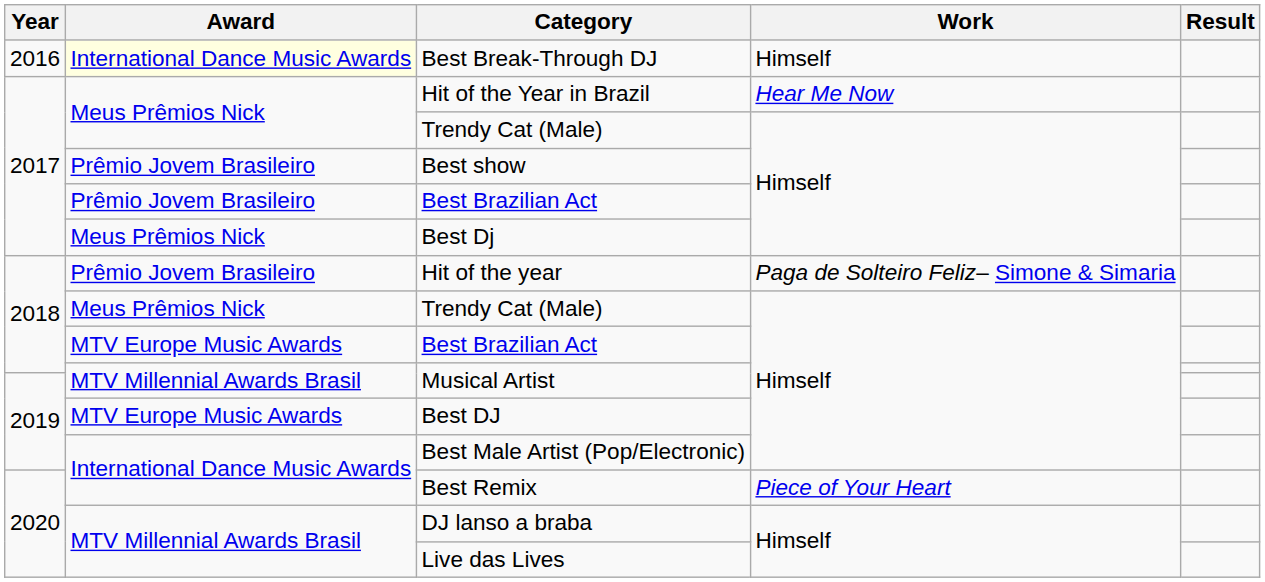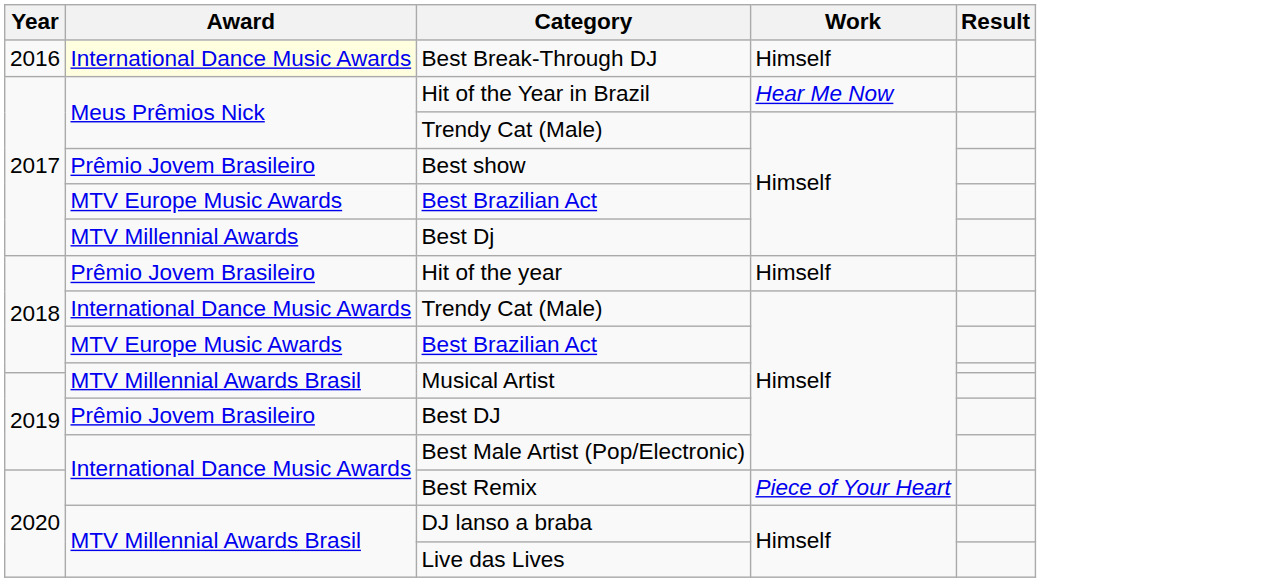(193, 201) Prêmio Jovem Brasileiro -> (206, 201) MTV Europe Music Awards
(168, 237) Meus Prêmios Nick -> (184, 237) MTV Millennial Awards
(965, 272) Paga de Solteiro Feliz– Simone & Simaria -> (793, 272) Himself
(168, 308) Meus Prêmios Nick -> (241, 308) International Dance Music Awards
(206, 415) MTV Europe Music Awards -> (193, 415) Prêmio Jovem Brasileiro
